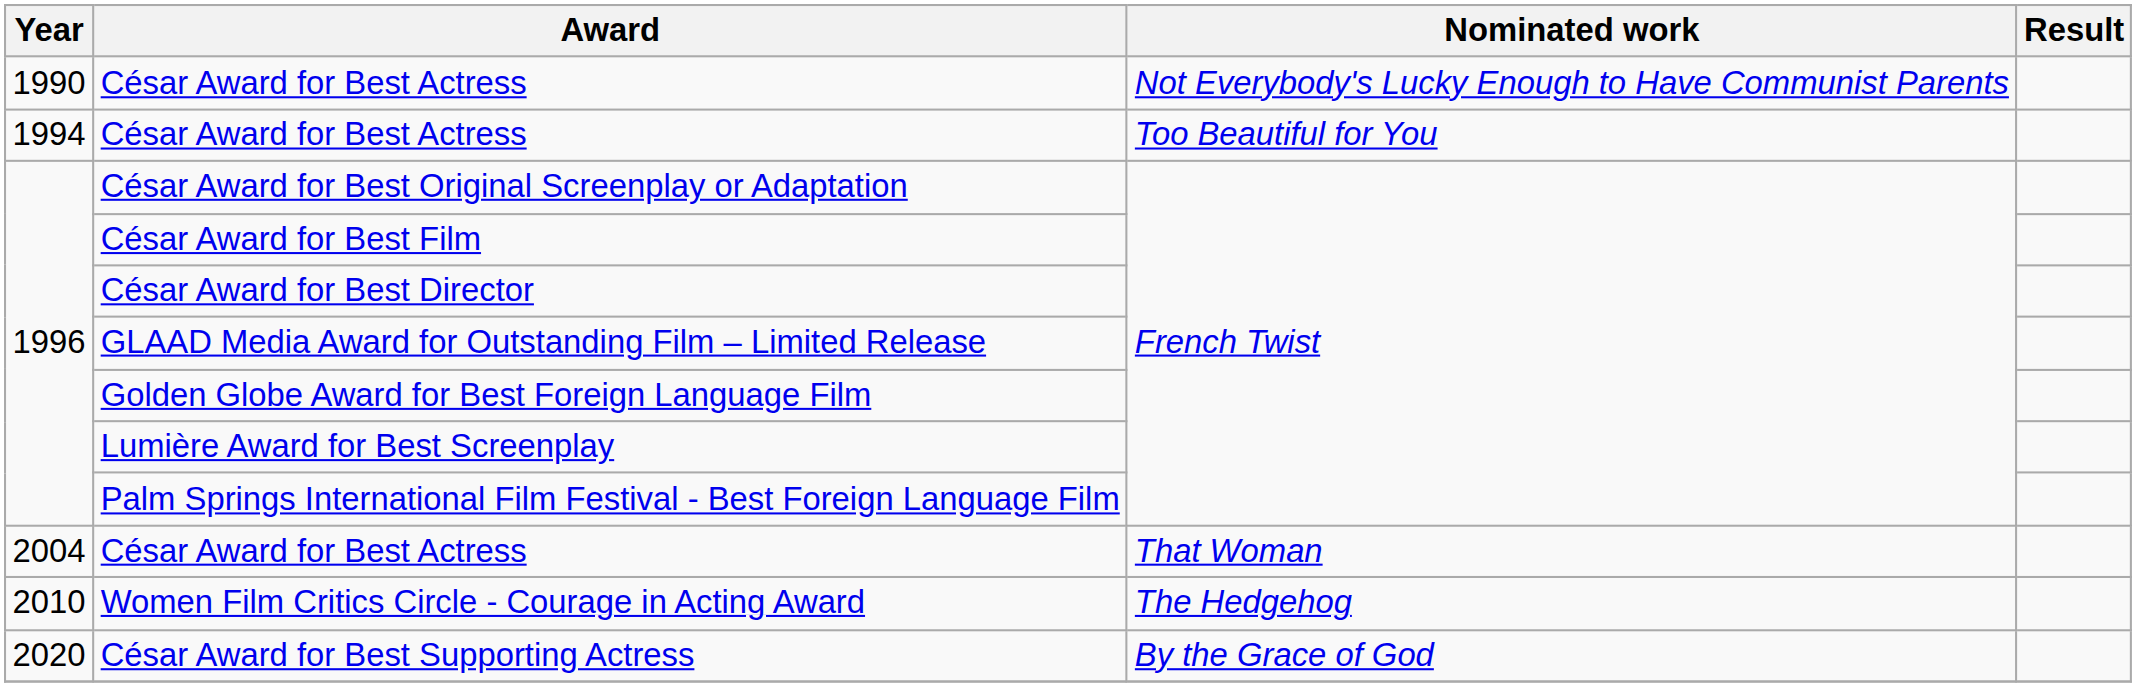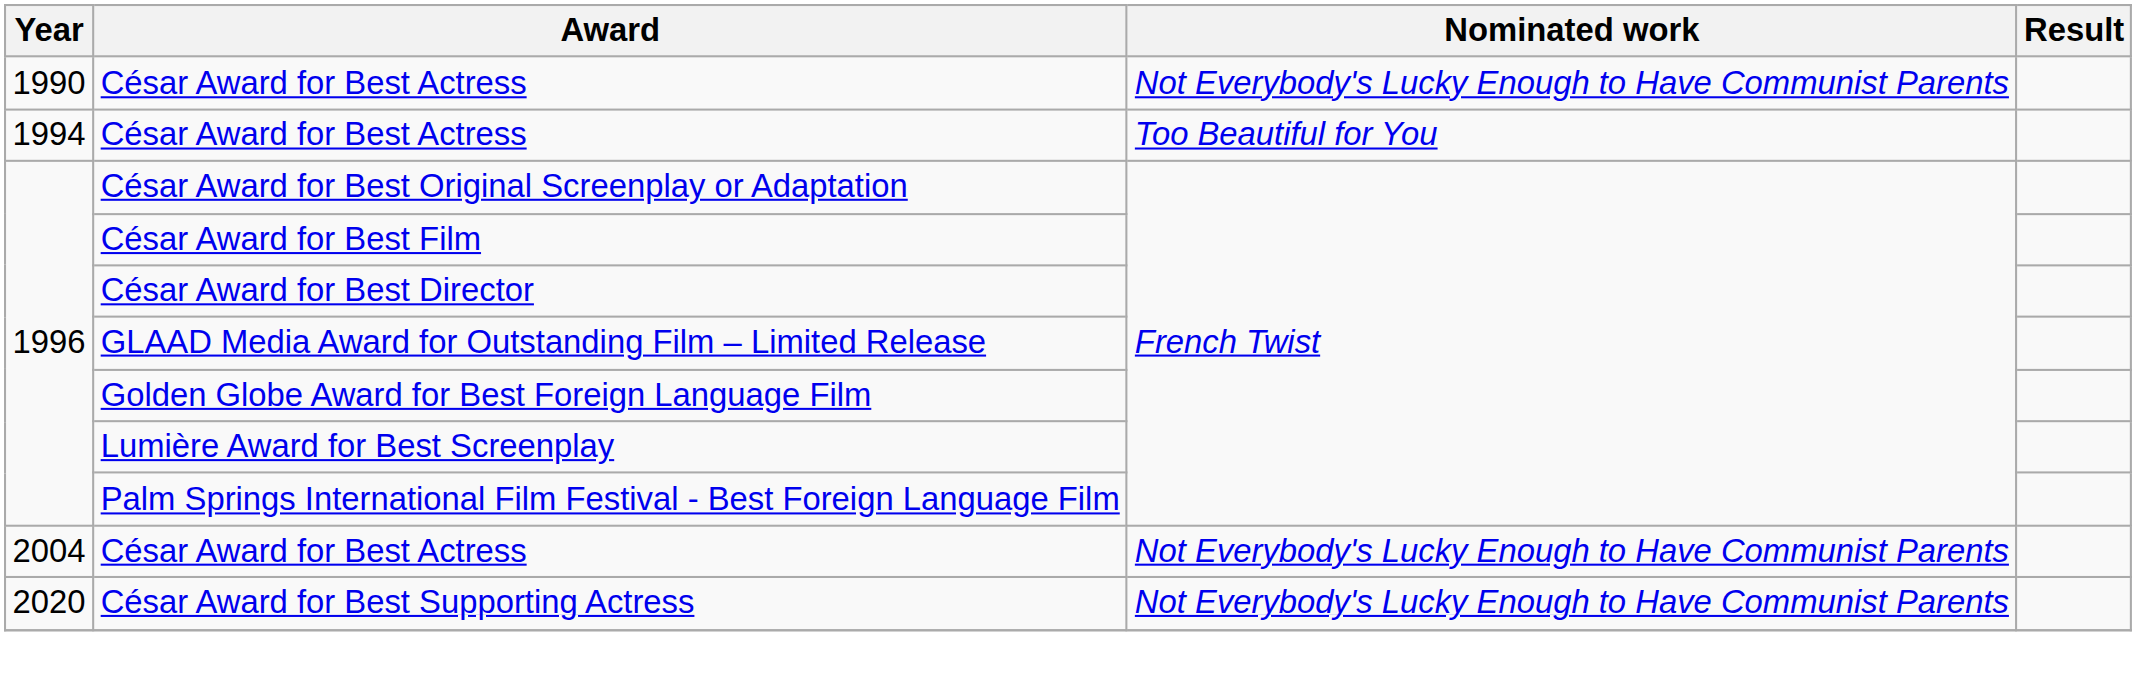(1229, 550) That Woman -> (1572, 550) Not Everybody's Lucky Enough to Have Communist Parents
- row: (49, 602)
(1284, 654) By the Grace of God -> (1572, 602) Not Everybody's Lucky Enough to Have Communist Parents
